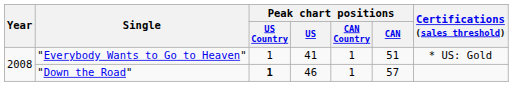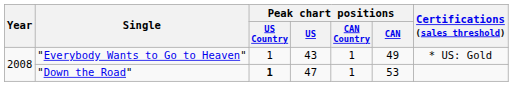(311, 56) 41 -> (311, 56) 43
(393, 56) 51 -> (393, 56) 49
(311, 73) 46 -> (311, 73) 47
(393, 73) 57 -> (393, 73) 53
